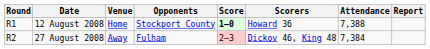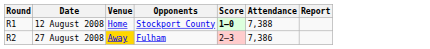- column: (292, 11)
(118, 38) no background -> (118, 38) gold background
(353, 38) 7,384 -> (260, 38) 7,386
